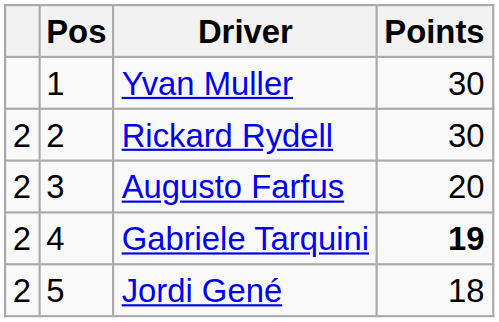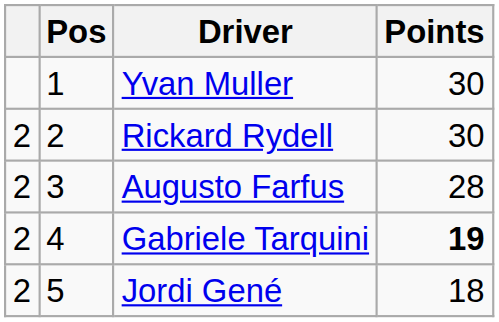(466, 187) 20 -> (466, 187) 28
